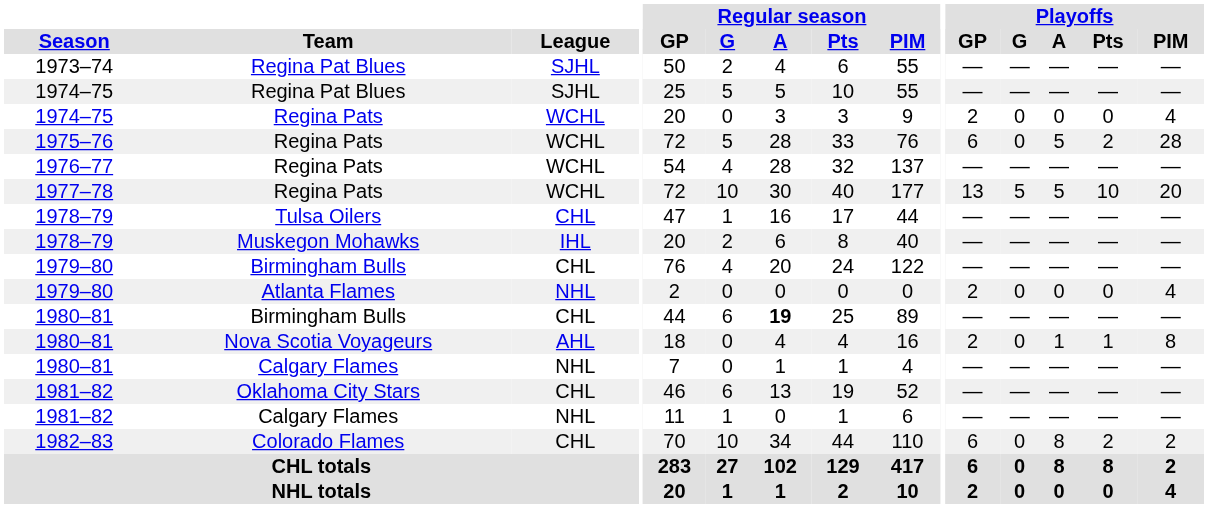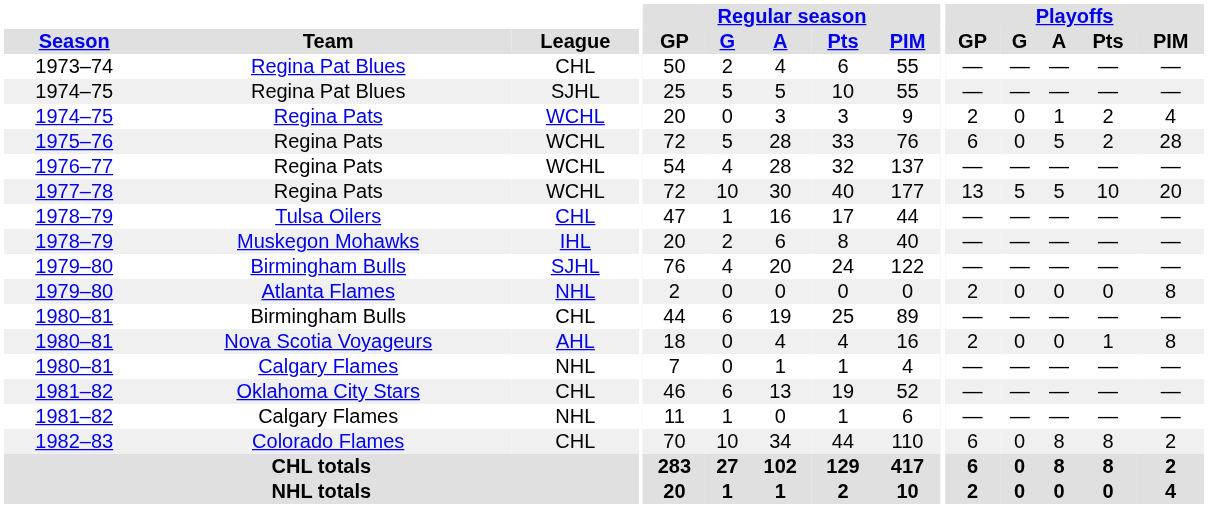(575, 66) SJHL -> (575, 66) CHL
(1059, 116) 0 -> (1059, 116) 1
(1108, 116) 0 -> (1108, 116) 2
(575, 266) CHL -> (575, 266) SJHL
(1171, 291) 4 -> (1171, 291) 8
(780, 316) bold -> (780, 316) normal
(1059, 341) 1 -> (1059, 341) 0
(1108, 441) 2 -> (1108, 441) 8
